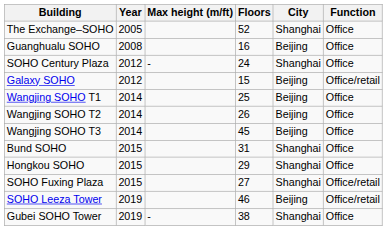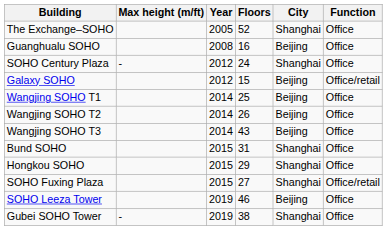columns swapped: (130, 13) <-> (190, 13)
(244, 132) 45 -> (244, 132) 43
(353, 200) Office/retail -> (340, 200) Office
